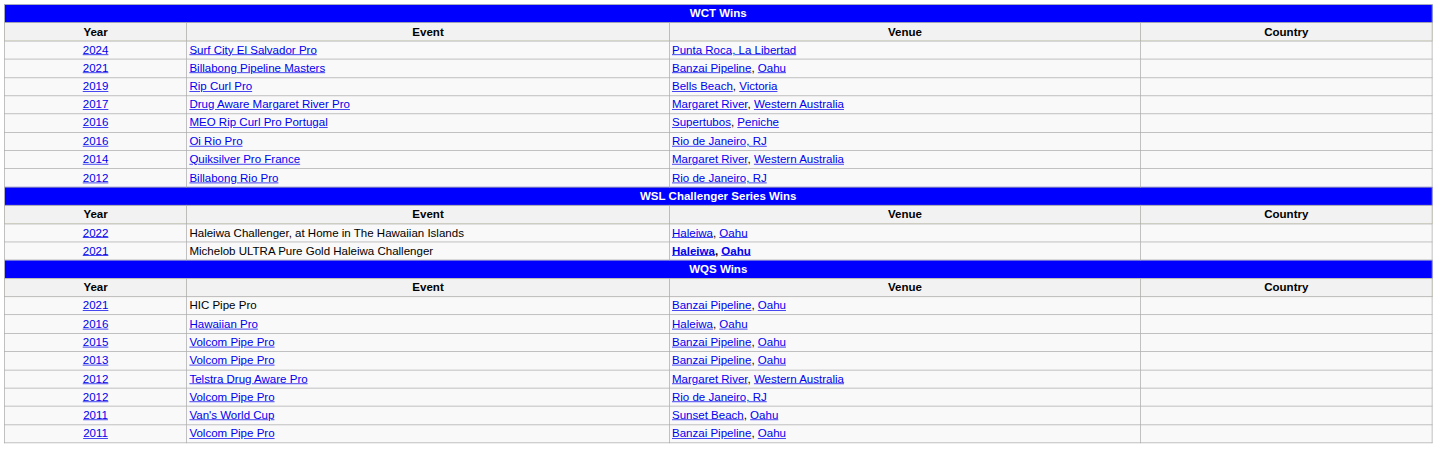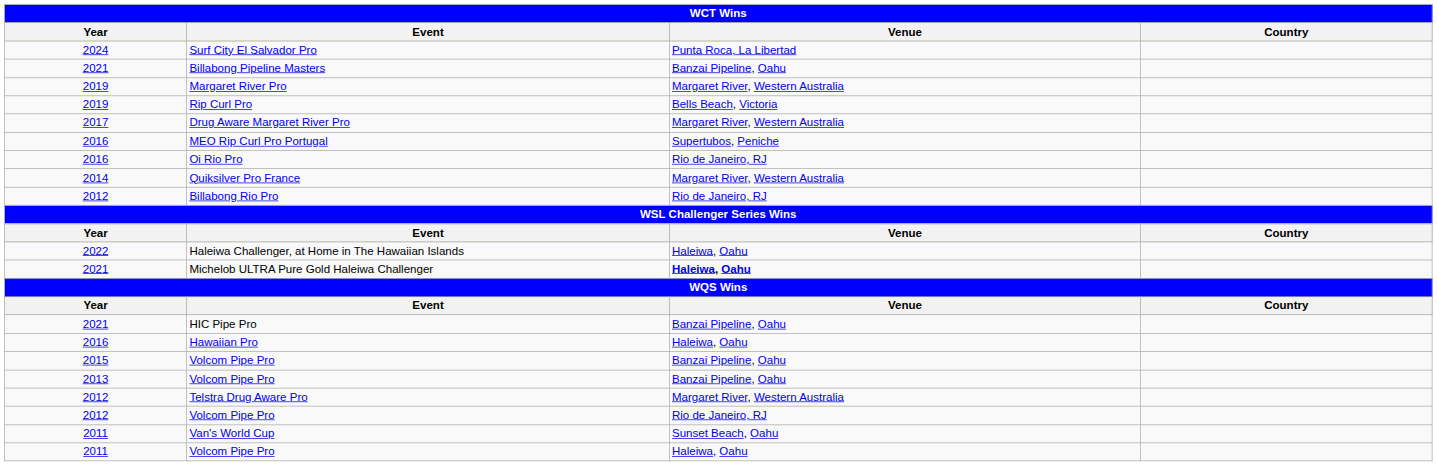+ row: (96, 86)
(729, 433) Banzai Pipeline, Oahu -> (710, 452) Haleiwa, Oahu
